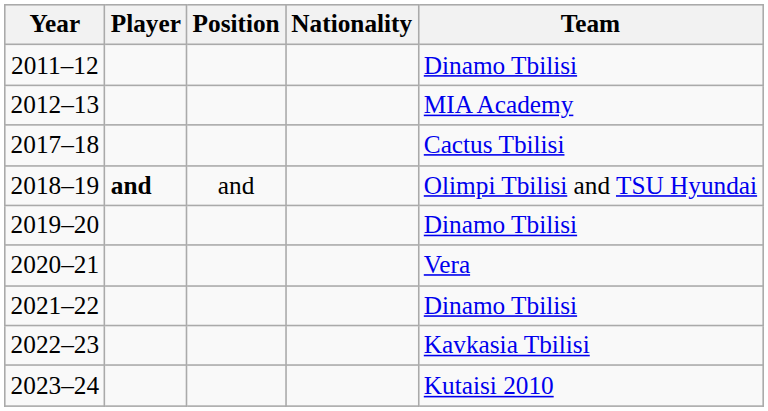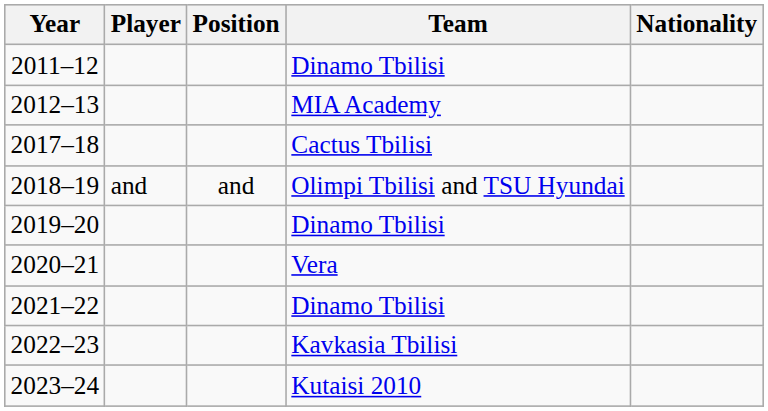columns swapped: (352, 24) <-> (590, 24)
(131, 184) bold -> (129, 184) normal
